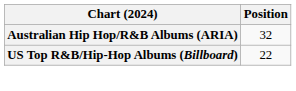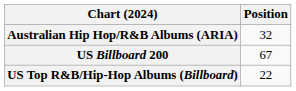+ row: (123, 55)
